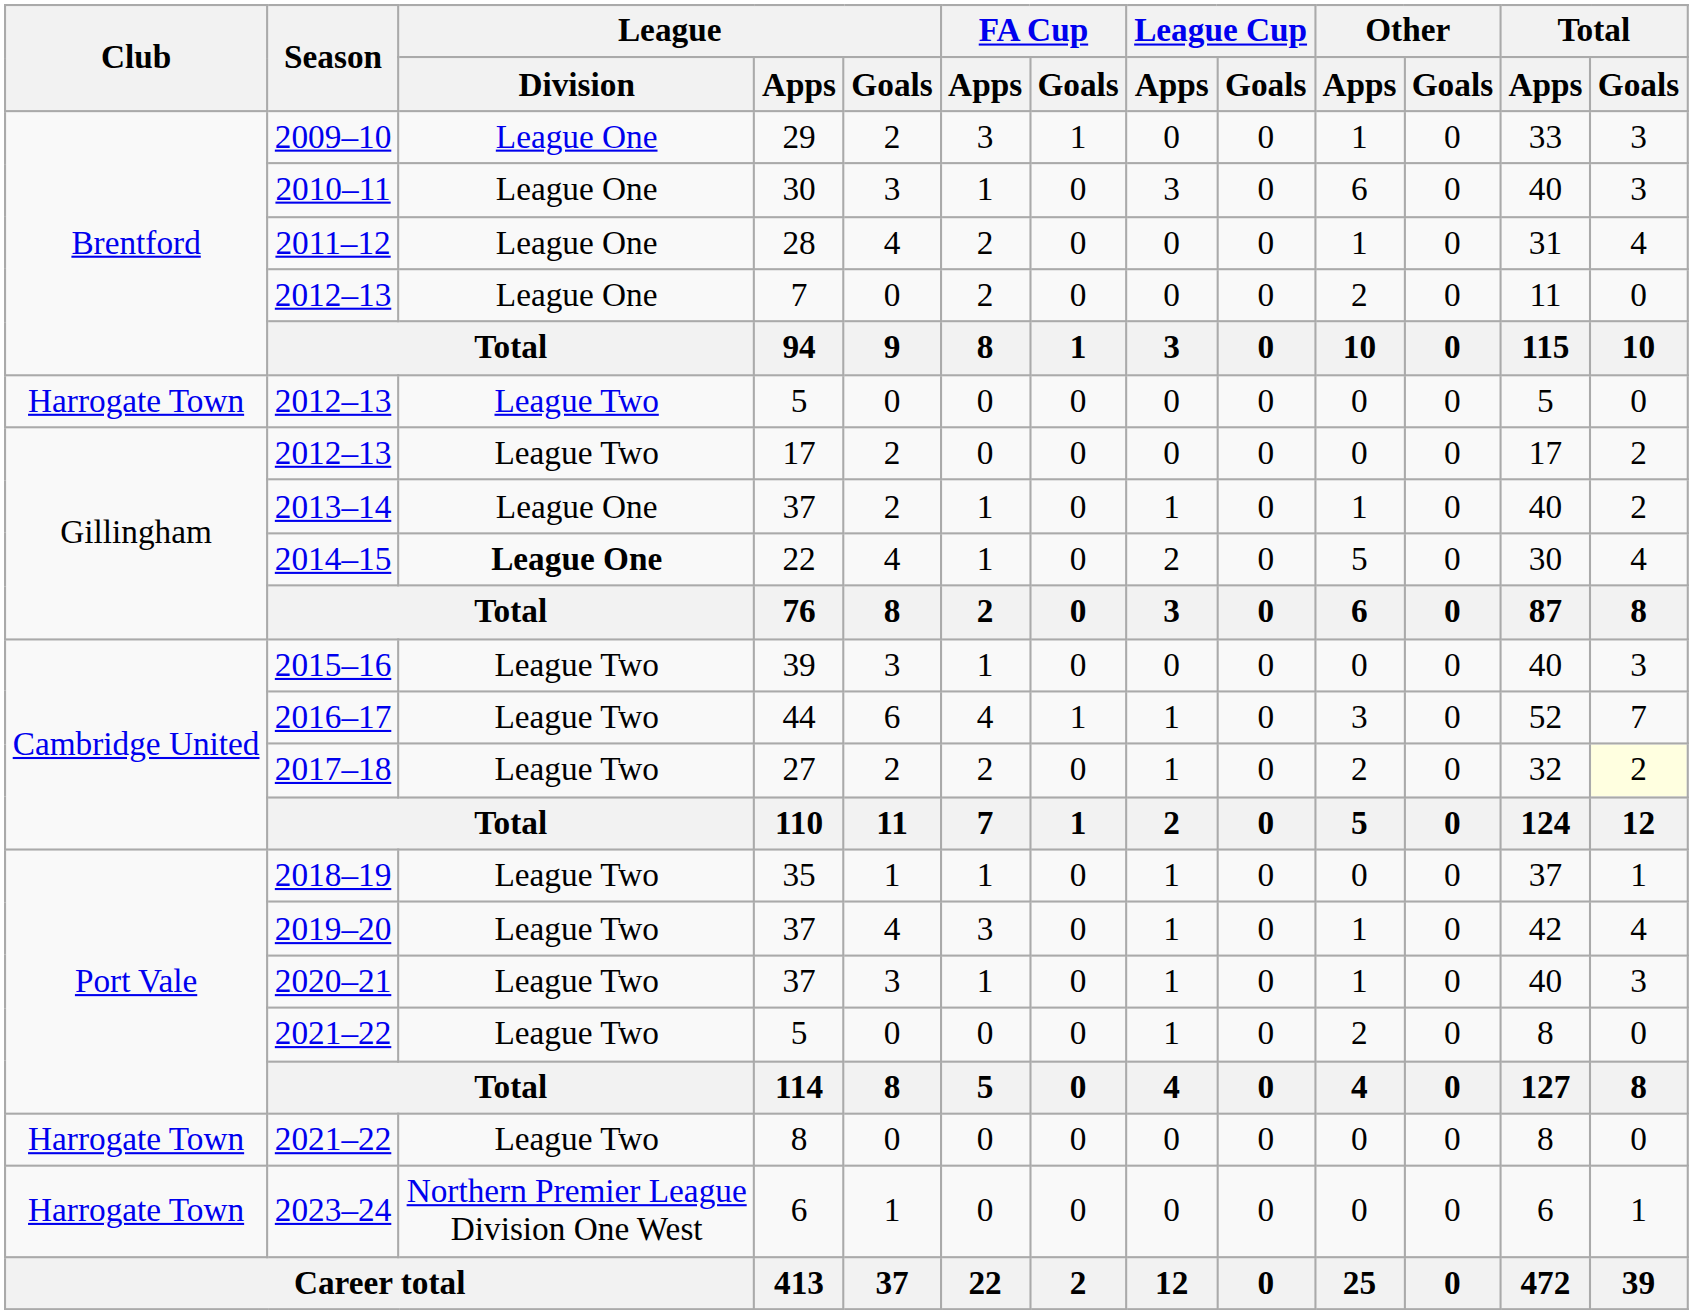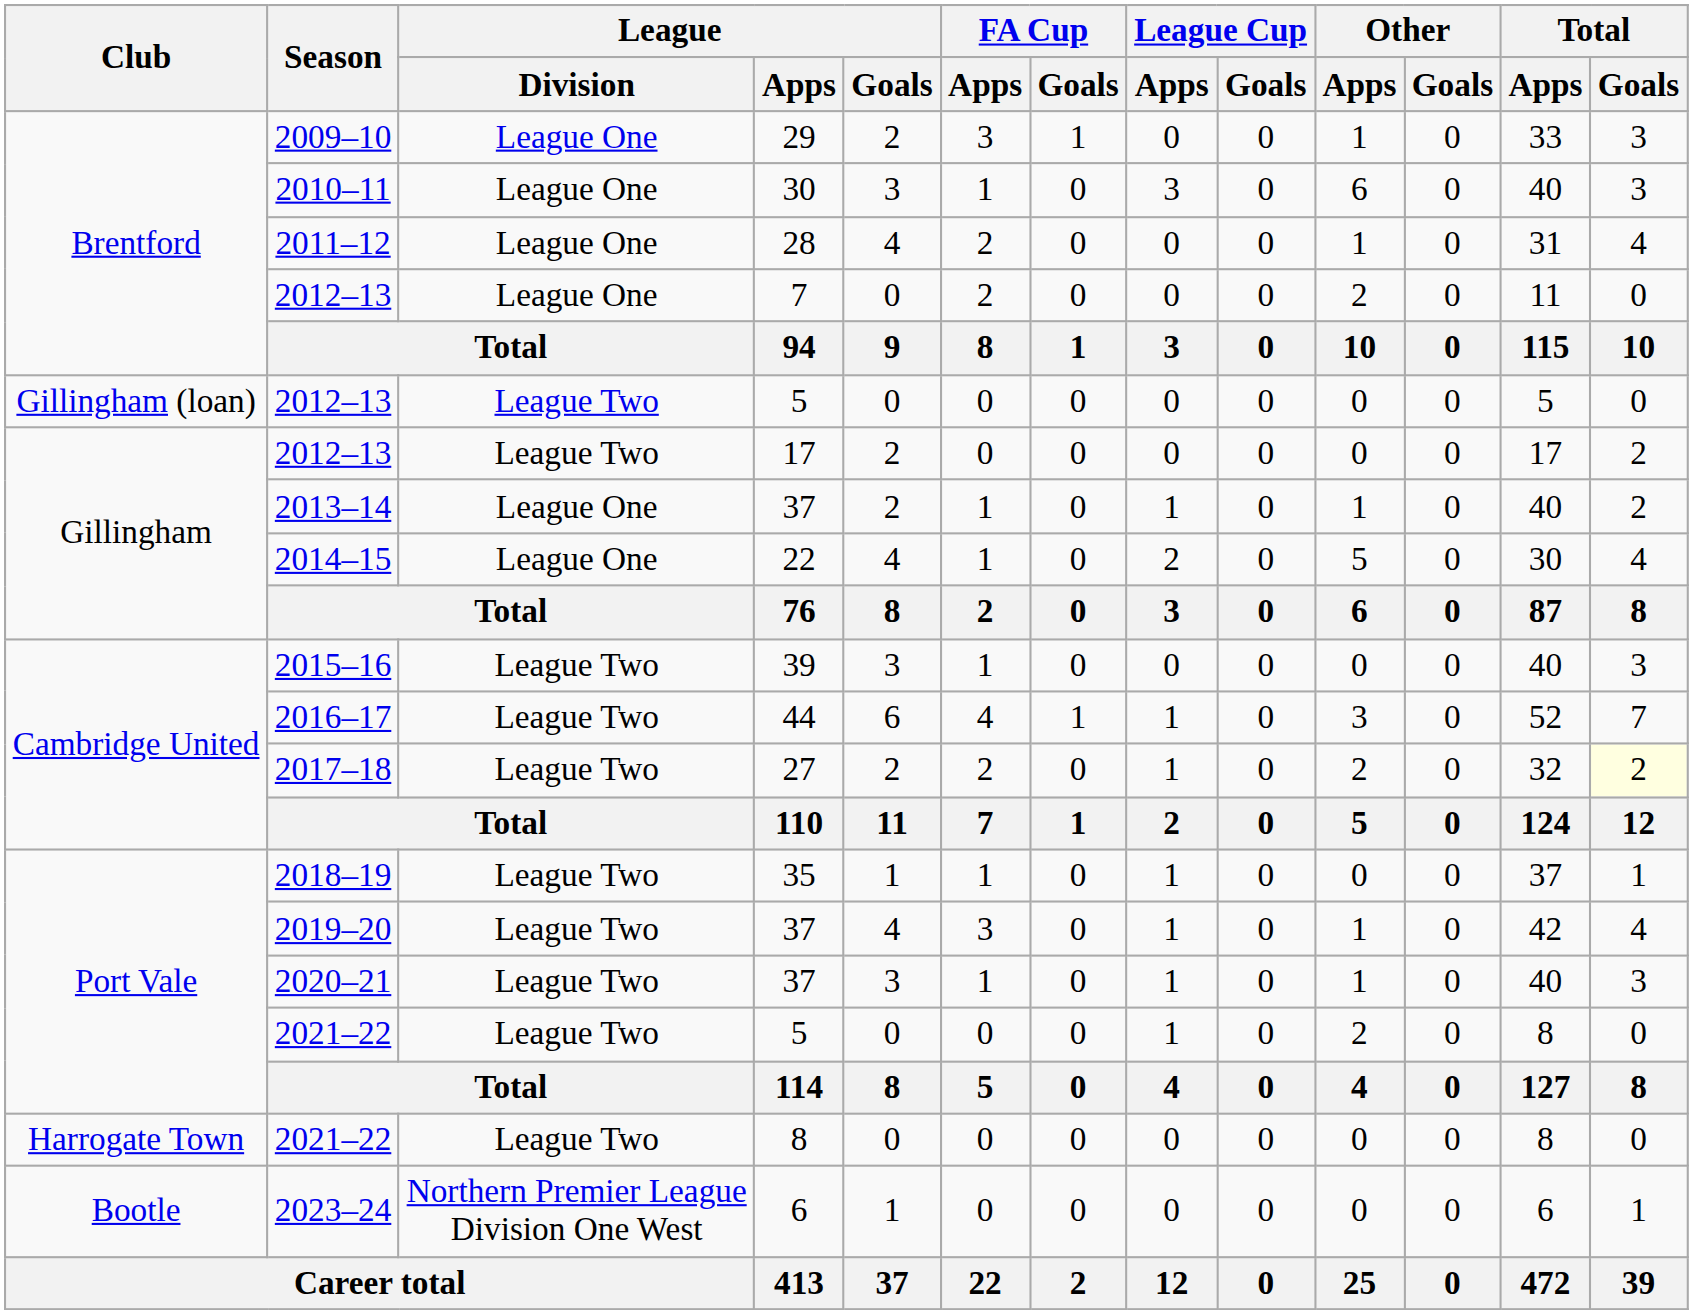(136, 400) Harrogate Town -> (136, 400) Gillingham (loan)
(577, 558) bold -> (577, 558) normal
(136, 1210) Harrogate Town -> (136, 1210) Bootle
